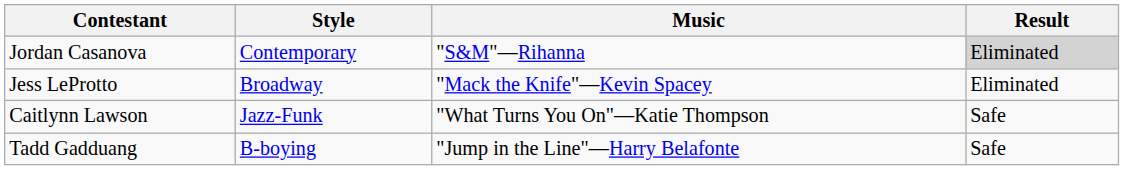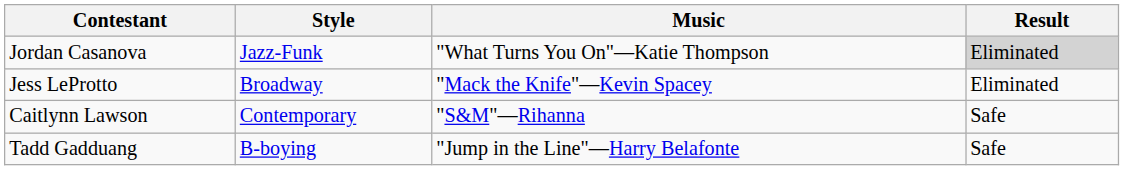(298, 52) Contemporary -> (281, 52) Jazz-Funk
(511, 52) "S&M"—Rihanna -> (602, 52) "What Turns You On"—Katie Thompson
(281, 116) Jazz-Funk -> (298, 116) Contemporary
(602, 116) "What Turns You On"—Katie Thompson -> (511, 116) "S&M"—Rihanna
